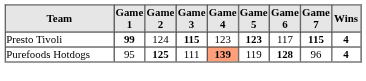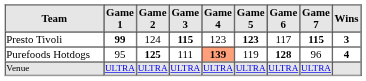(346, 39) 4 -> (346, 39) 3
+ row: (18, 68)
